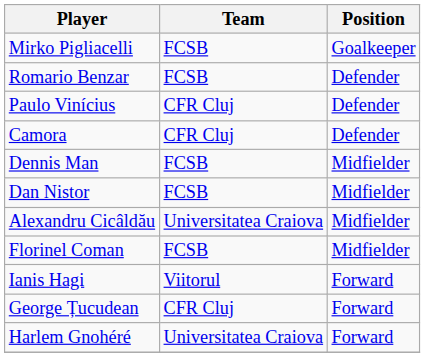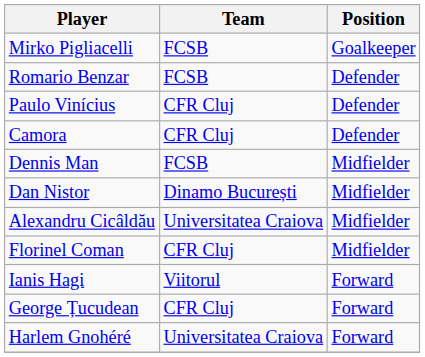(186, 192) FCSB -> (230, 192) Dinamo București
(186, 250) FCSB -> (199, 250) CFR Cluj
